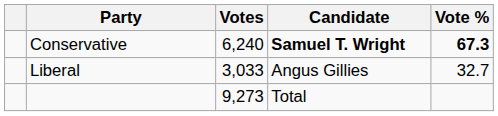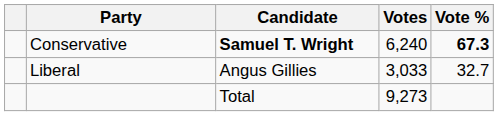columns swapped: (349, 17) <-> (242, 17)
